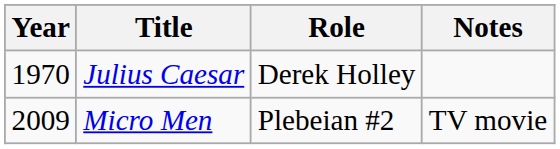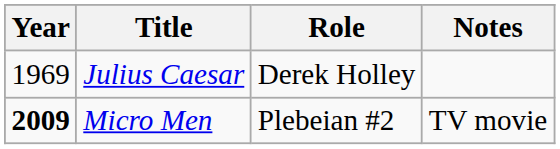(41, 73) 1970 -> (41, 73) 1969
(41, 119) normal -> (41, 119) bold
